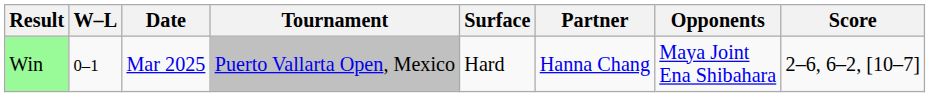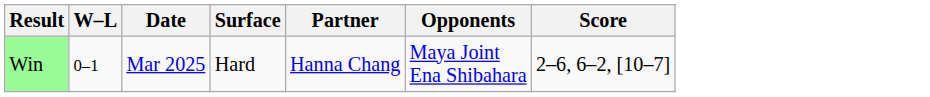- column: (335, 20)
